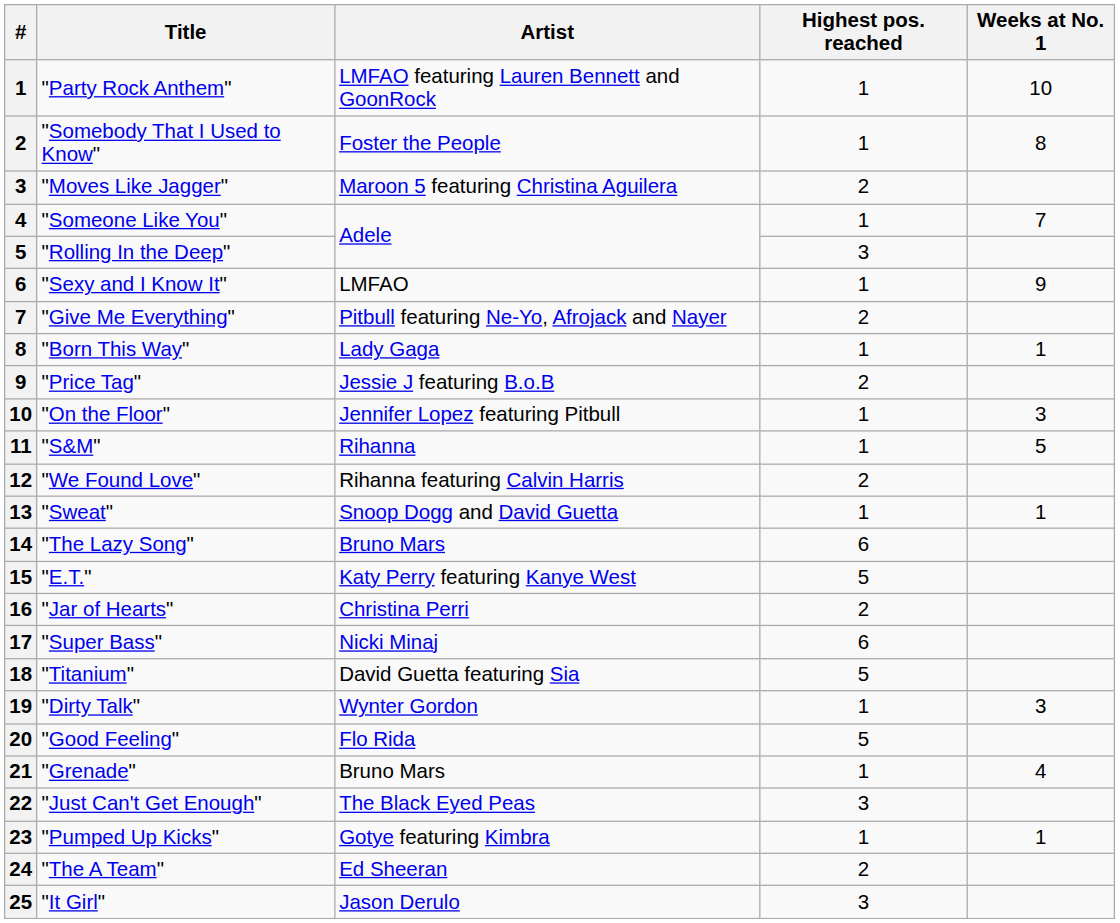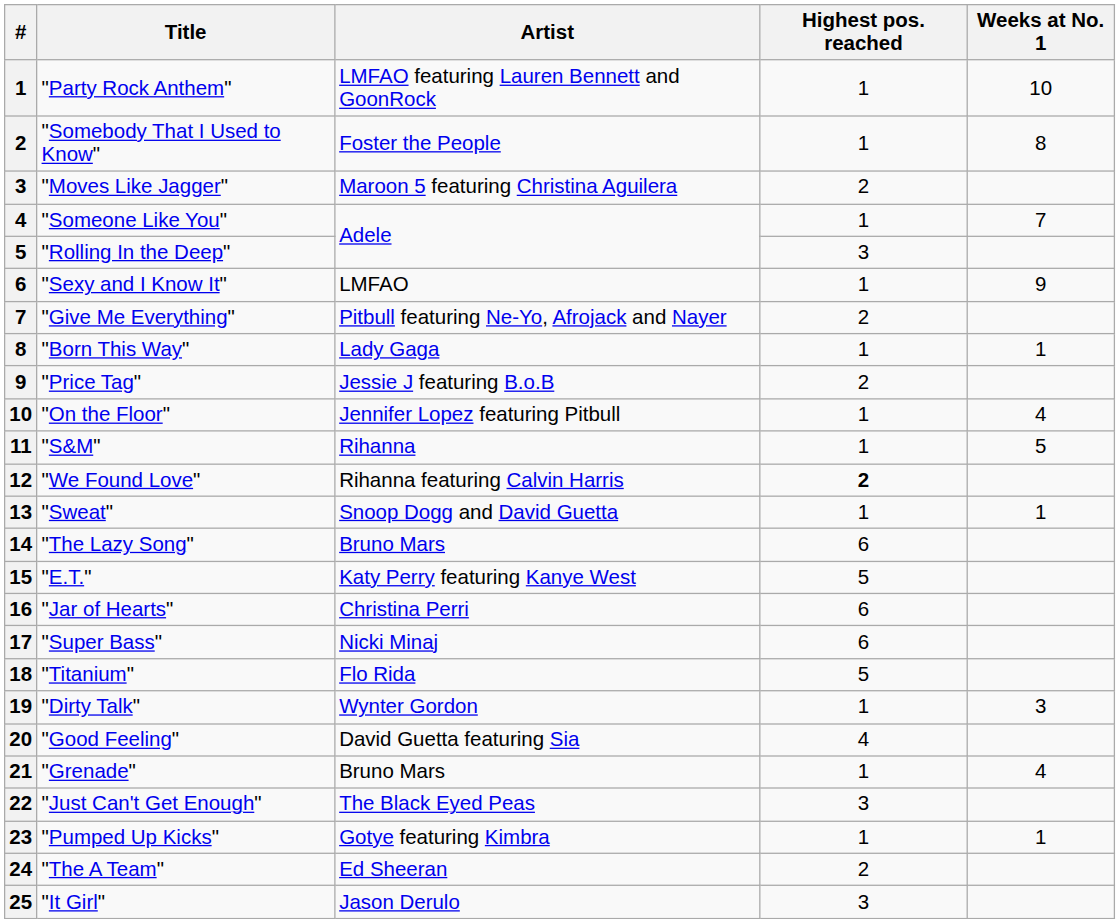(1041, 414) 3 -> (1041, 414) 4
(863, 479) normal -> (863, 479) bold
(863, 609) 2 -> (863, 609) 6
(459, 674) David Guetta featuring Sia -> (377, 674) Flo Rida
(377, 739) Flo Rida -> (459, 739) David Guetta featuring Sia
(863, 739) 5 -> (863, 739) 4
